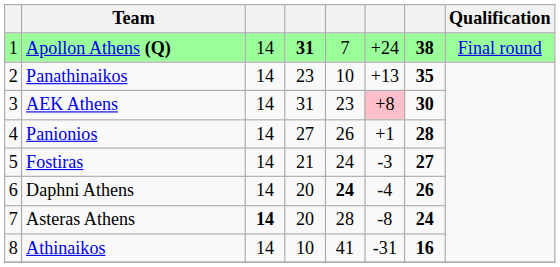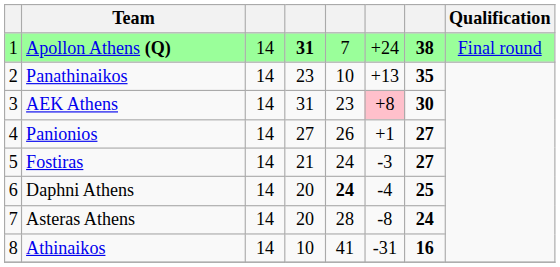(425, 133) 28 -> (425, 133) 27
(425, 190) 26 -> (425, 190) 25
(265, 219) bold -> (265, 219) normal
